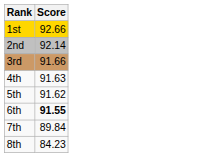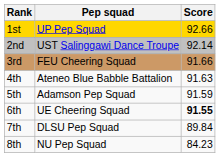+ column: (108, 12)
(53, 95) 91.62 -> (200, 95) 91.59
